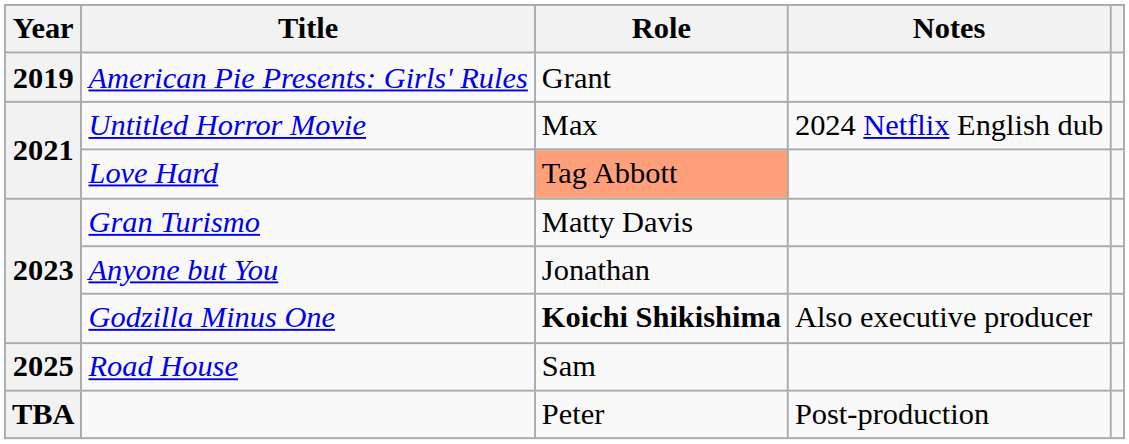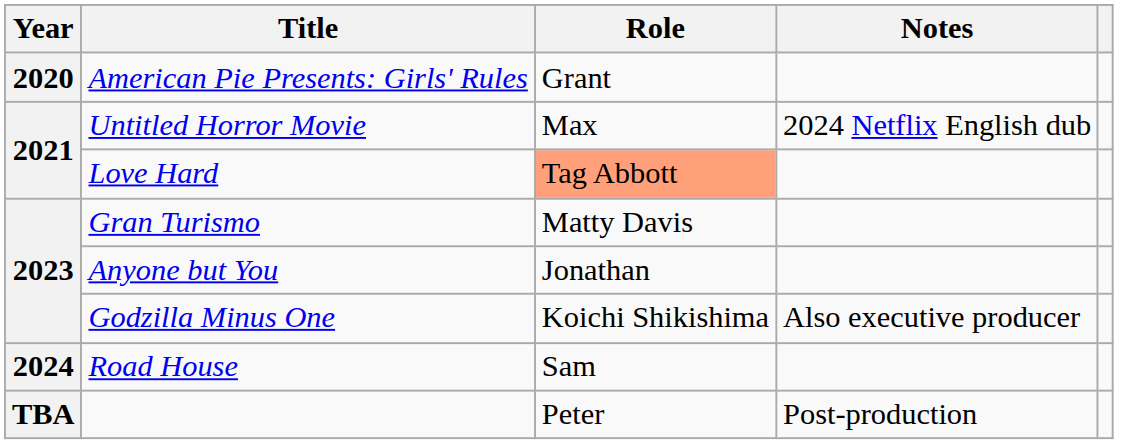(43, 76) 2019 -> (43, 76) 2020
(661, 317) bold -> (655, 317) normal
(43, 366) 2025 -> (43, 366) 2024
